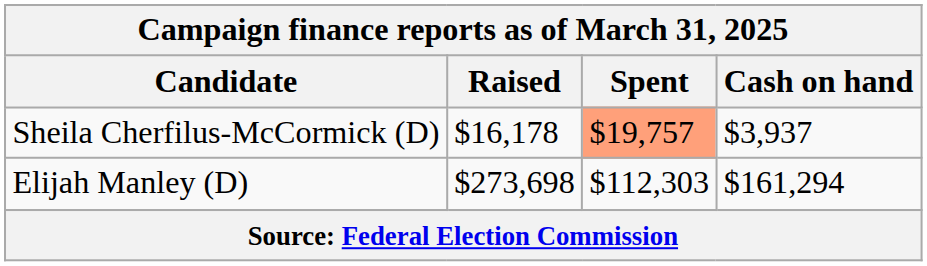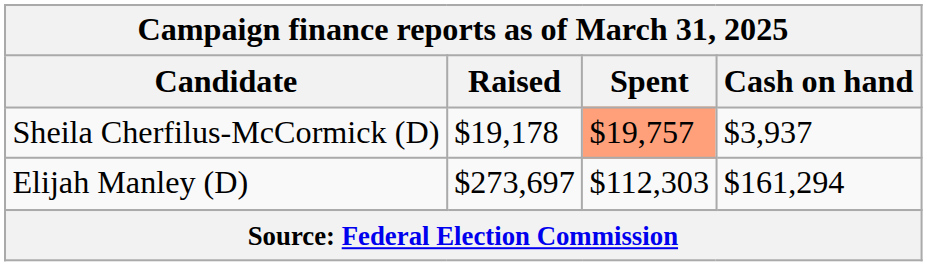(506, 132) $16,178 -> (506, 132) $19,178
(514, 183) $273,698 -> (514, 183) $273,697
